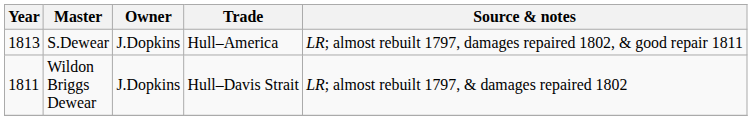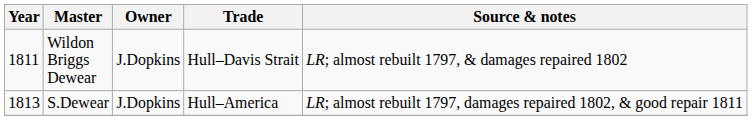rows swapped: (72, 85) <-> (78, 42)
